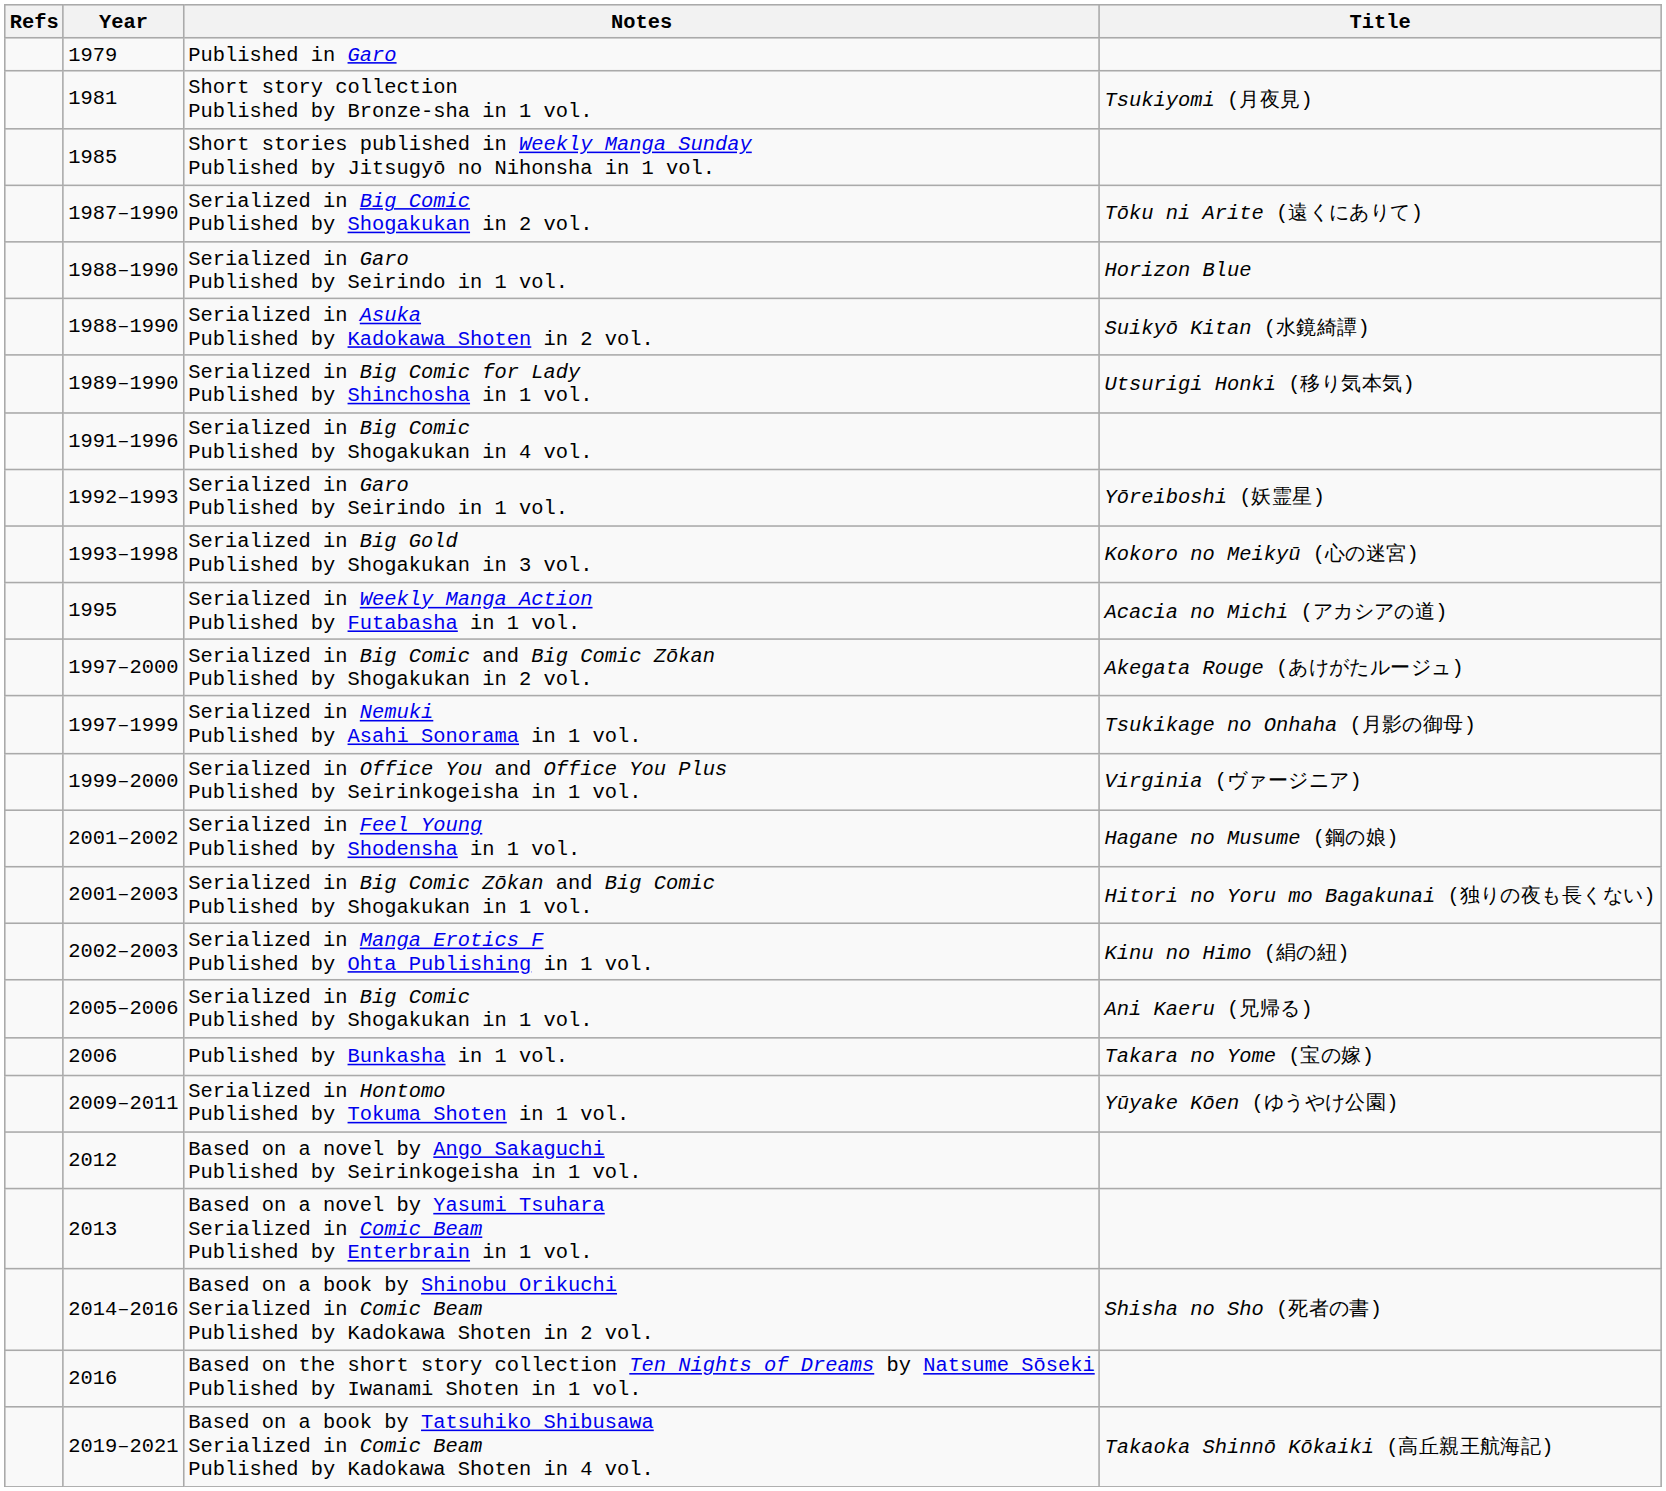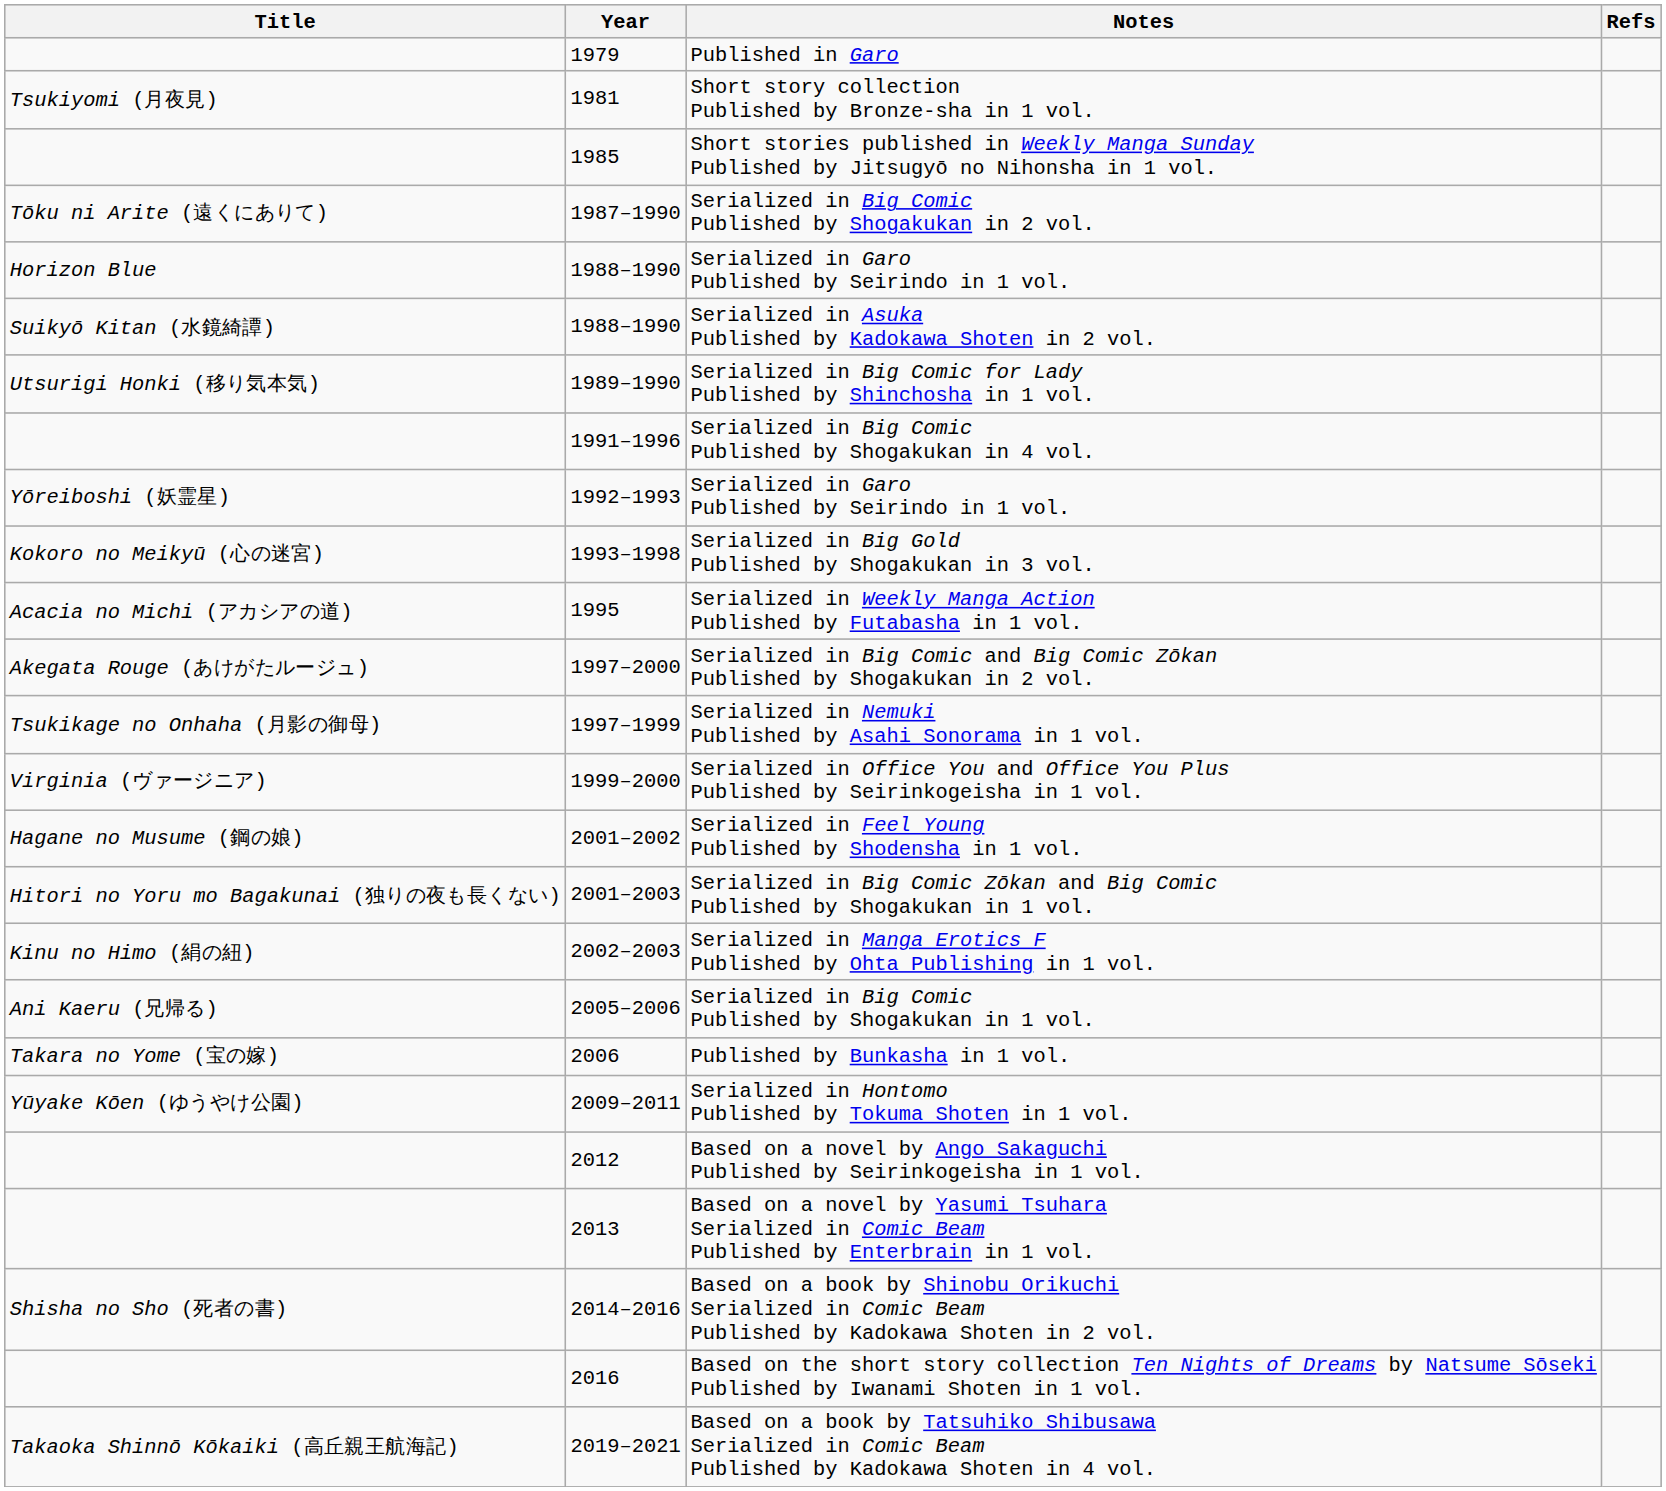columns swapped: (1380, 21) <-> (34, 21)
